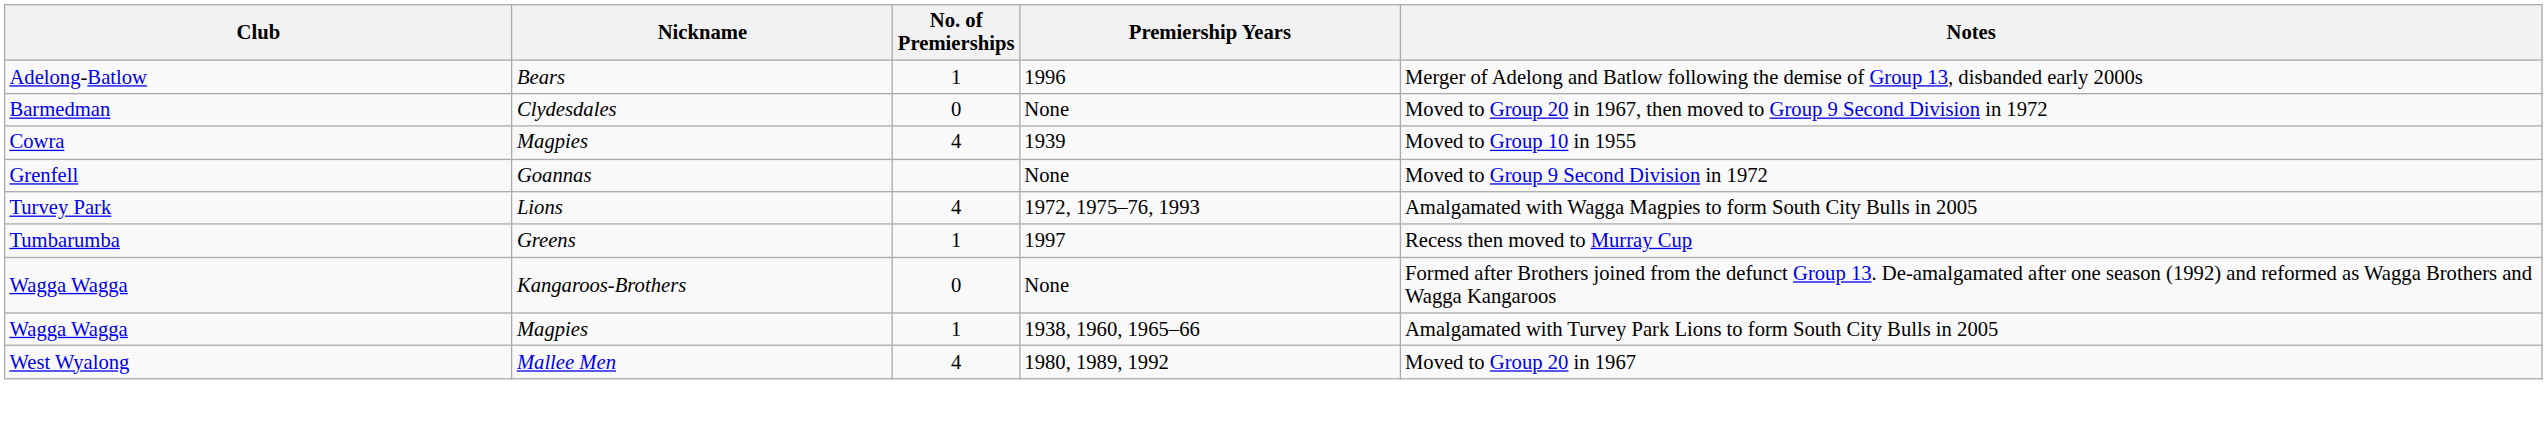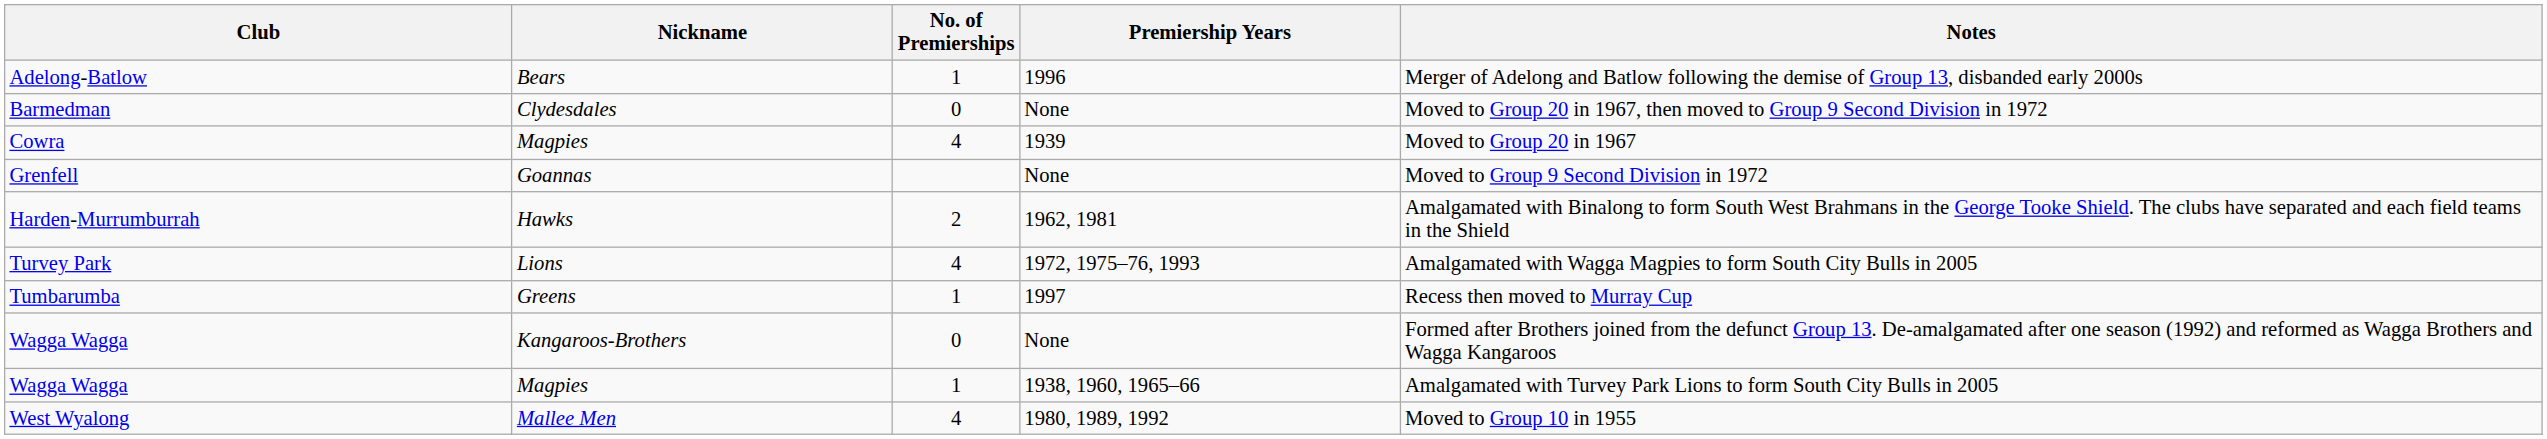(1520, 142) Moved to Group 10 in 1955 -> (1520, 142) Moved to Group 20 in 1967
+ row: (105, 219)
(1520, 361) Moved to Group 20 in 1967 -> (1520, 417) Moved to Group 10 in 1955
